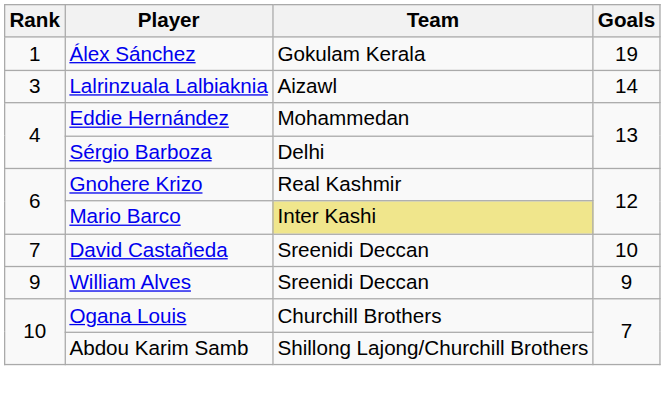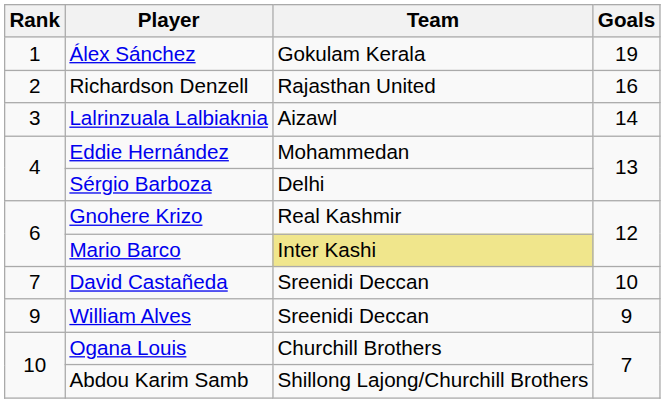+ row: (159, 86)
